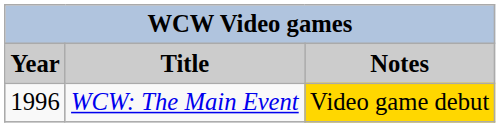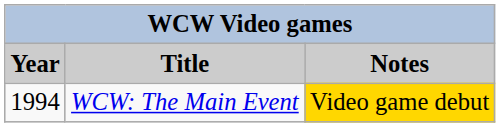(35, 102) 1996 -> (35, 102) 1994
